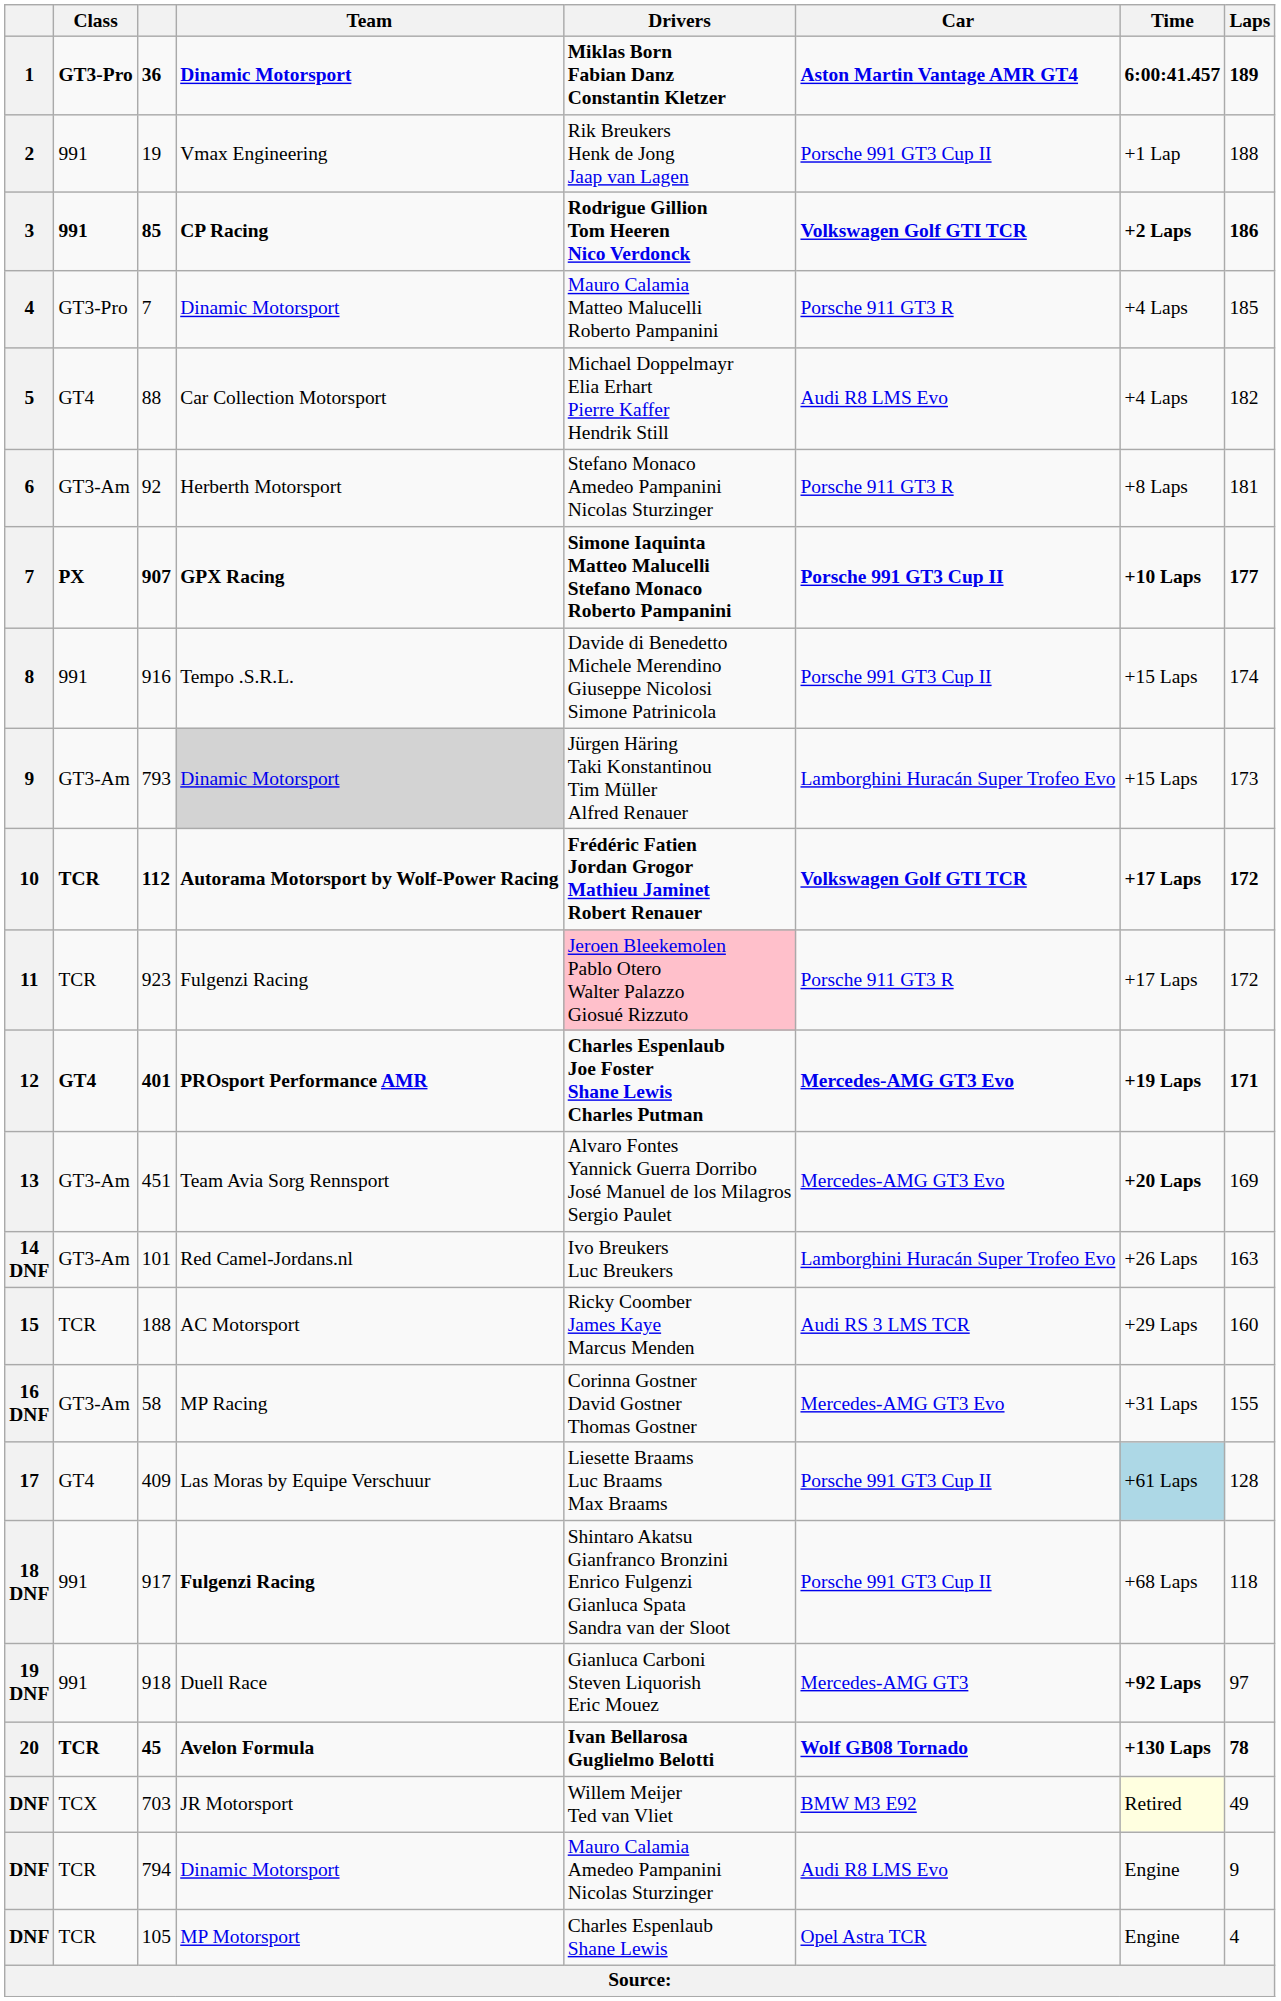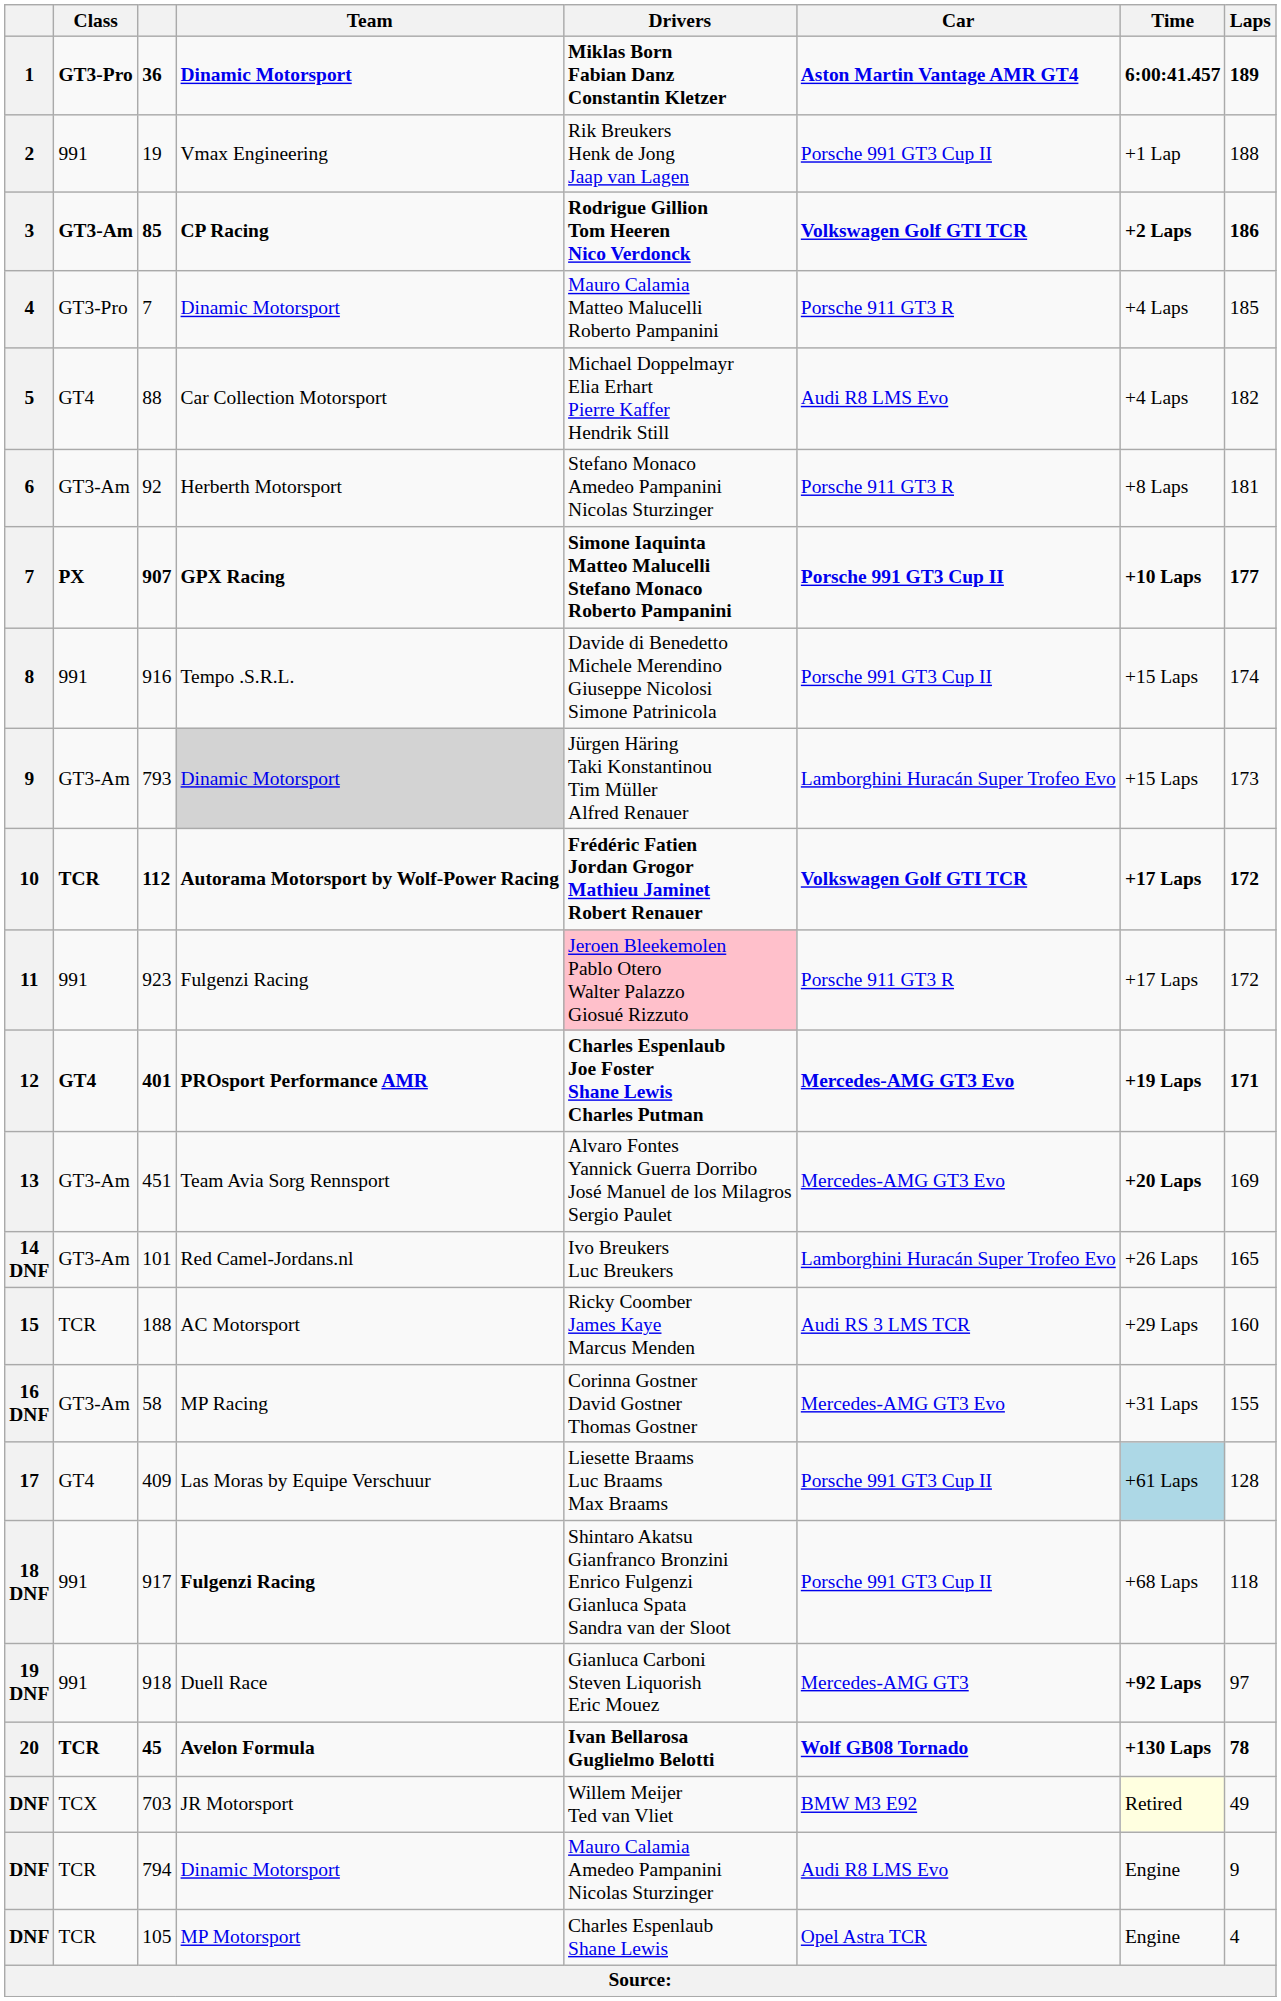(73, 230) 991 -> (96, 230) GT3-Am
(77, 979) TCR -> (73, 979) 991
(1244, 1258) 163 -> (1244, 1258) 165
